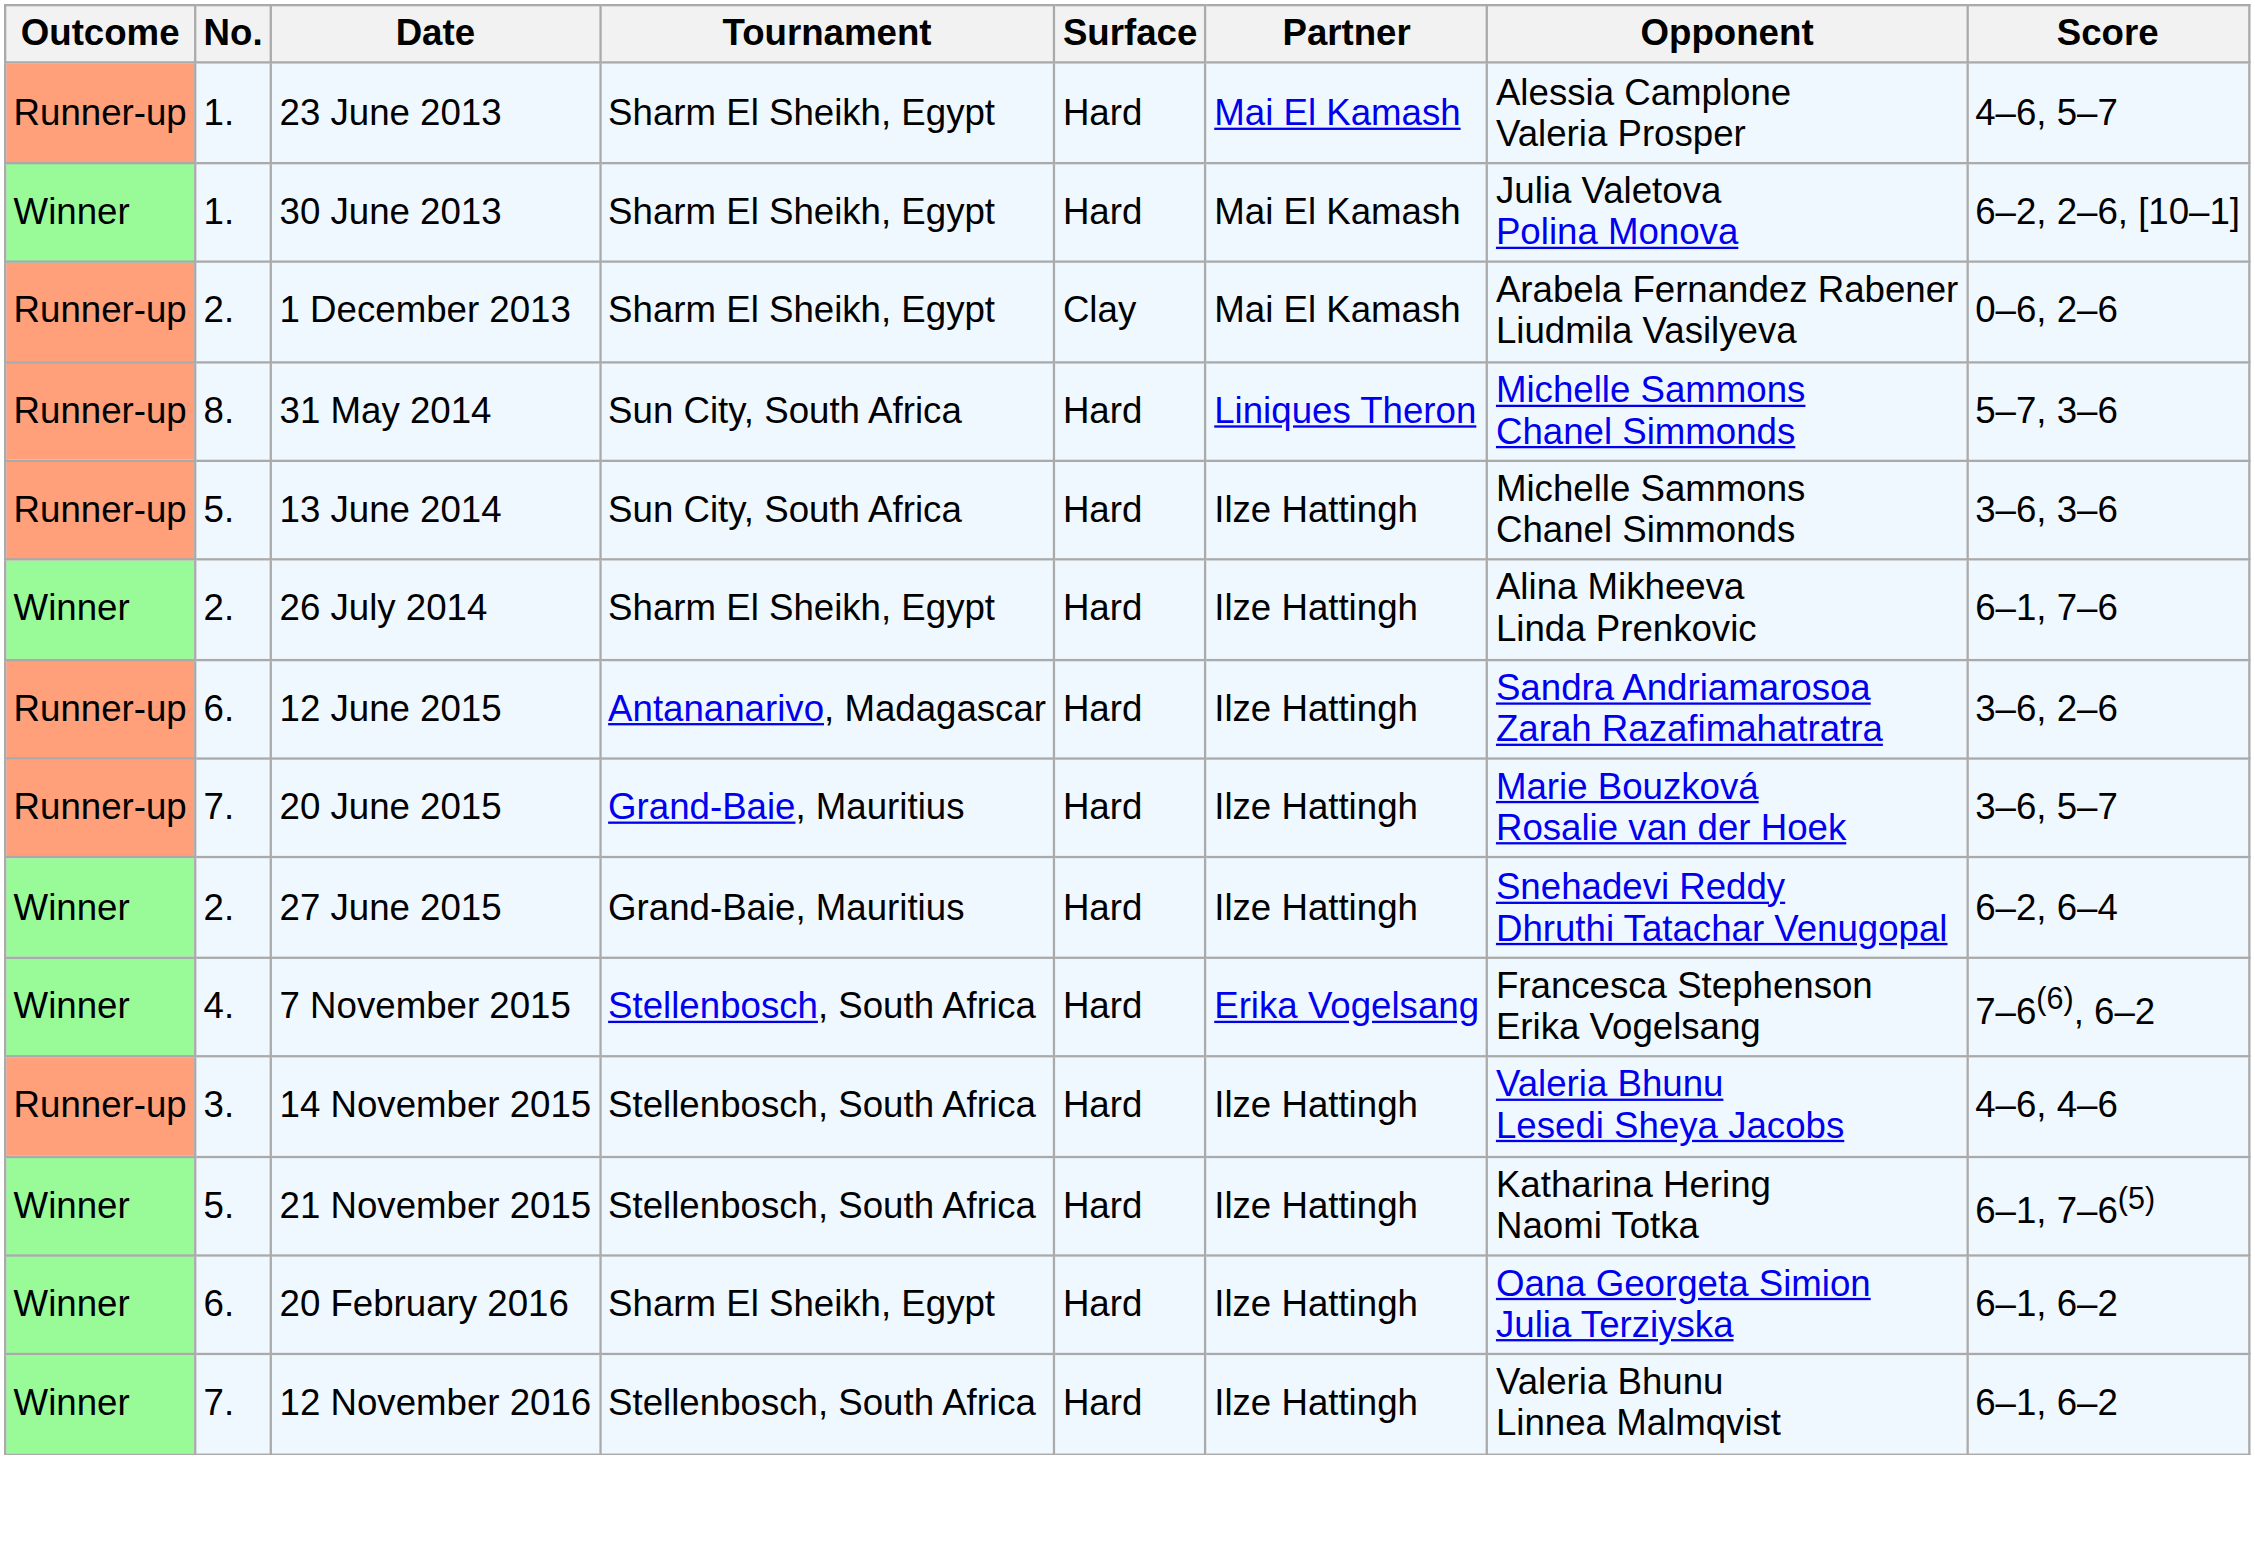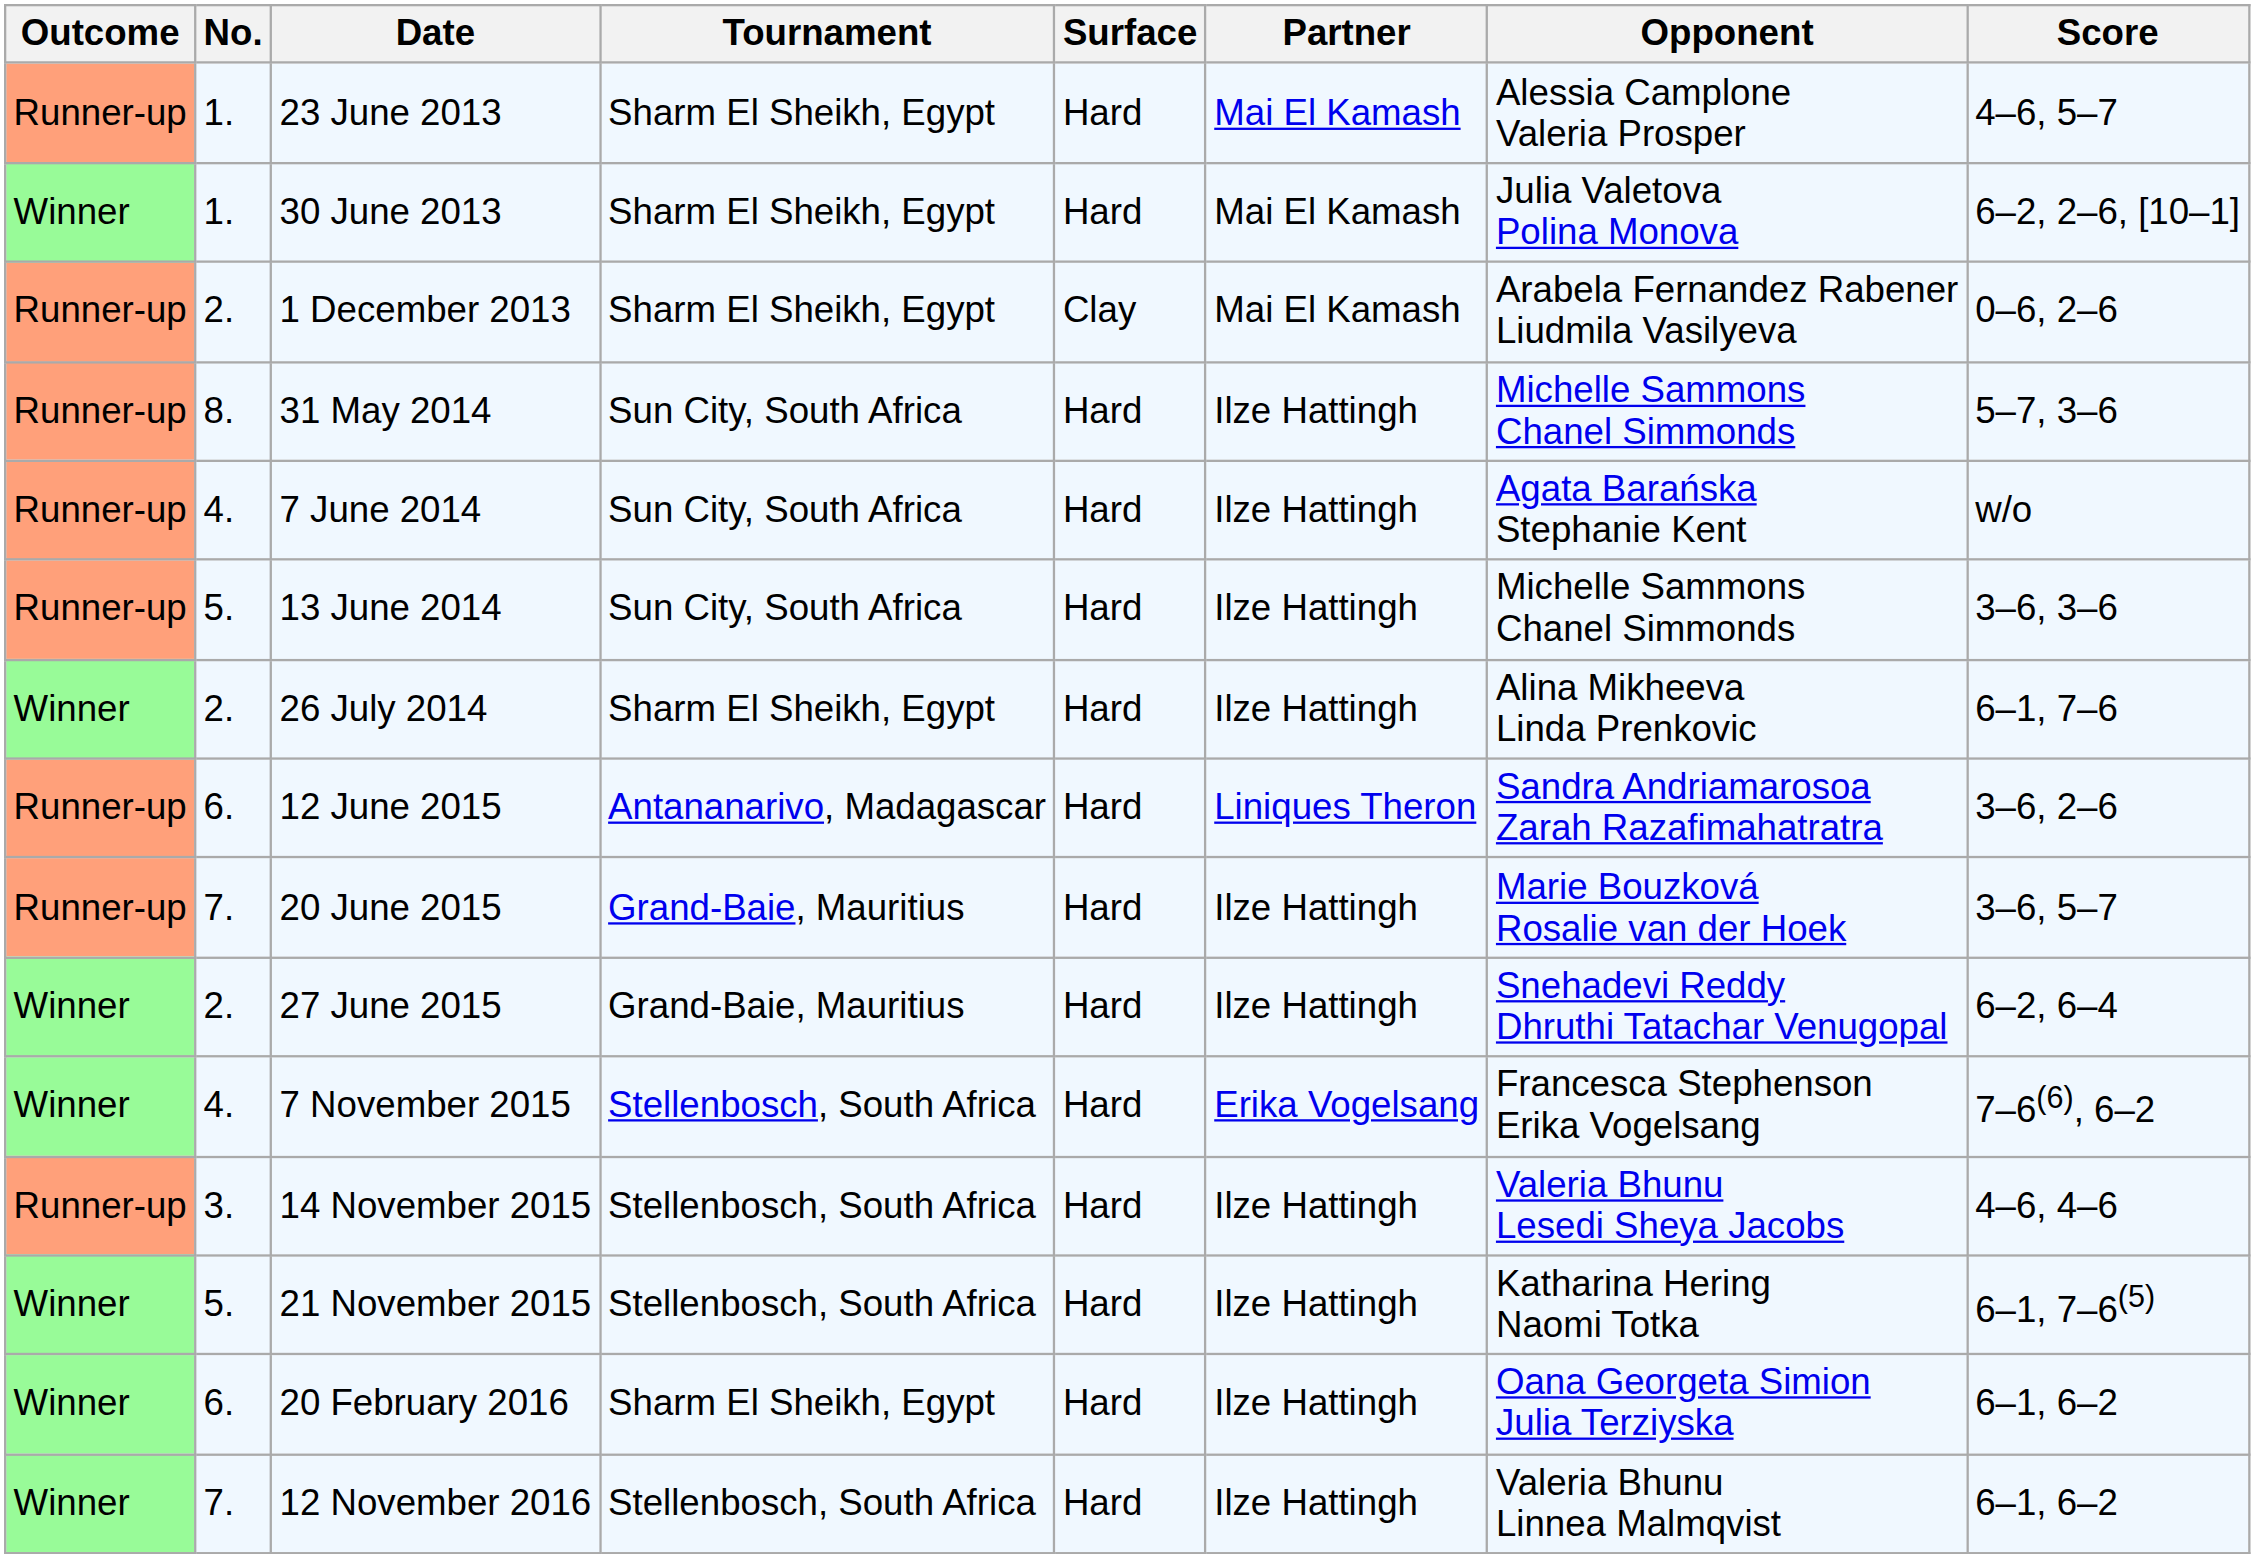(1345, 410) Liniques Theron -> (1316, 410) Ilze Hattingh
+ row: (380, 509)
(1316, 708) Ilze Hattingh -> (1345, 807) Liniques Theron
